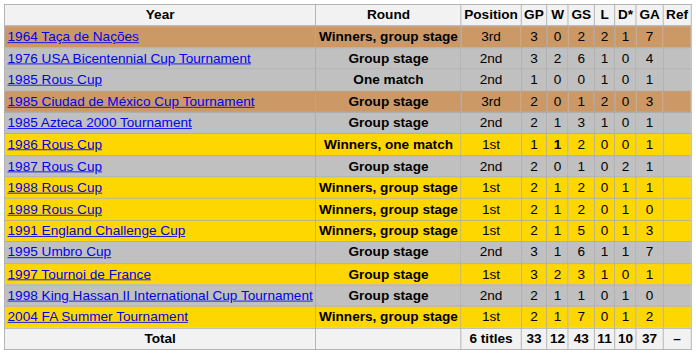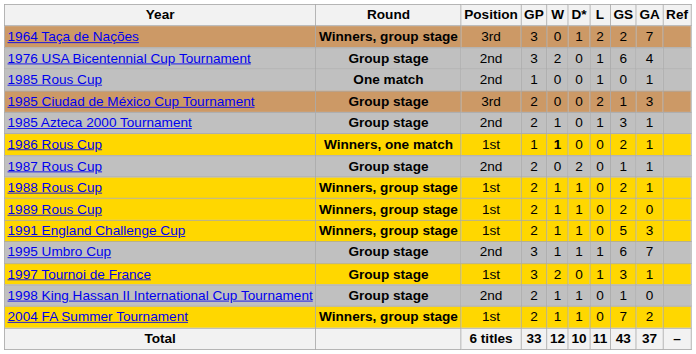columns swapped: (626, 15) <-> (581, 15)
